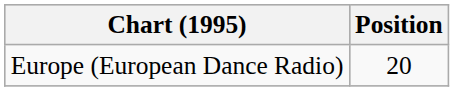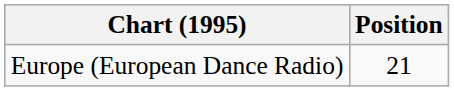(399, 65) 20 -> (399, 65) 21
